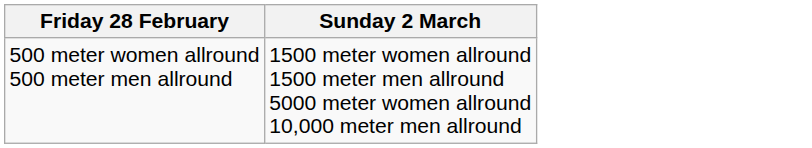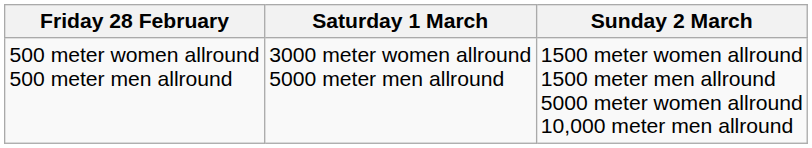+ column: (400, 21)
